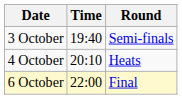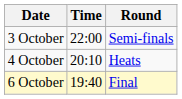(86, 37) 19:40 -> (86, 37) 22:00
(86, 82) 22:00 -> (86, 82) 19:40
